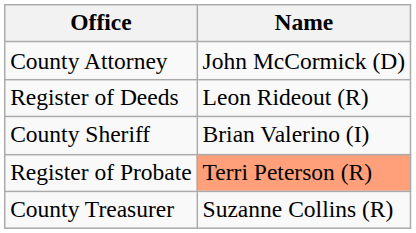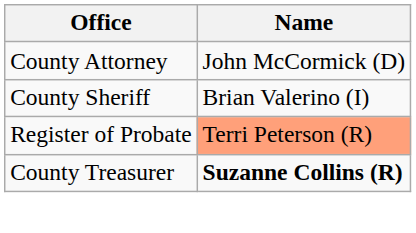- row: (94, 97)
(298, 209) normal -> (303, 172) bold
